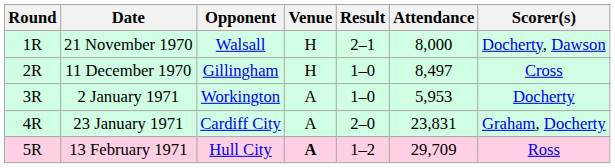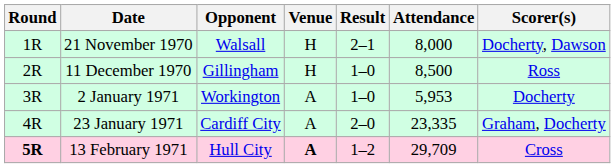(434, 70) 8,497 -> (434, 70) 8,500
(544, 70) Cross -> (544, 70) Ross
(434, 123) 23,831 -> (434, 123) 23,335
(32, 149) normal -> (32, 149) bold
(544, 149) Ross -> (544, 149) Cross
